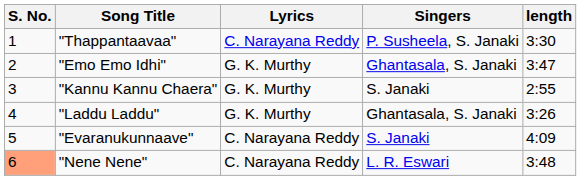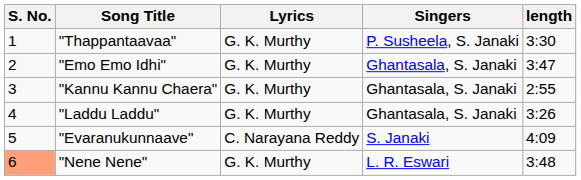(292, 41) C. Narayana Reddy -> (267, 41) G. K. Murthy
(398, 89) S. Janaki -> (441, 89) Ghantasala, S. Janaki
(292, 162) C. Narayana Reddy -> (267, 162) G. K. Murthy
